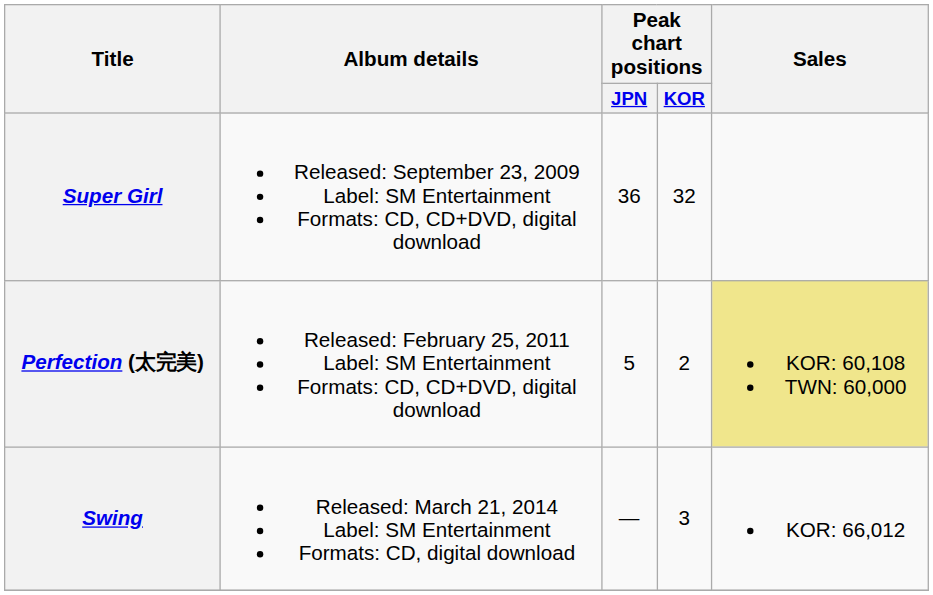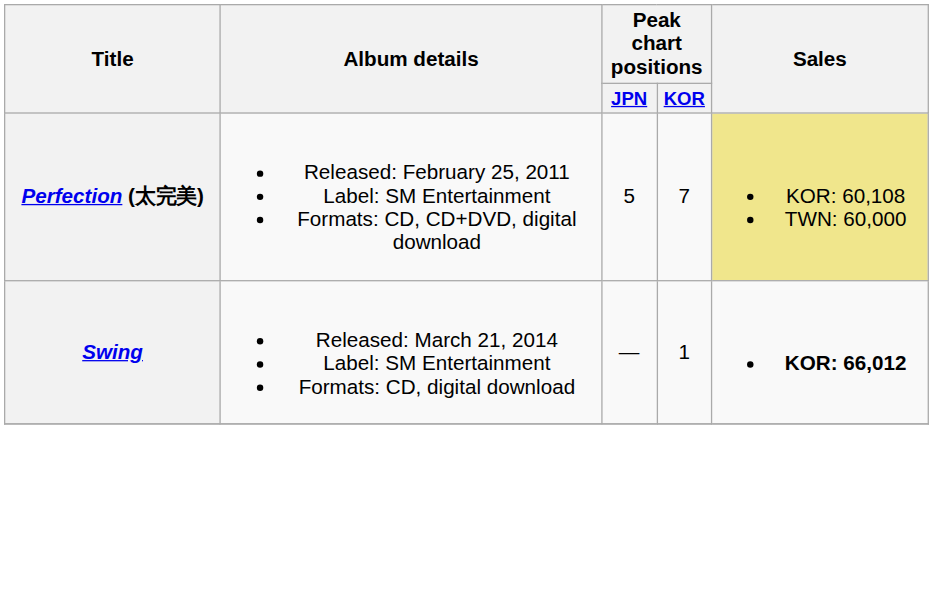- row: (113, 196)
(684, 363) 2 -> (684, 196) 7
(684, 518) 3 -> (684, 351) 1
(820, 530) normal -> (820, 364) bold
